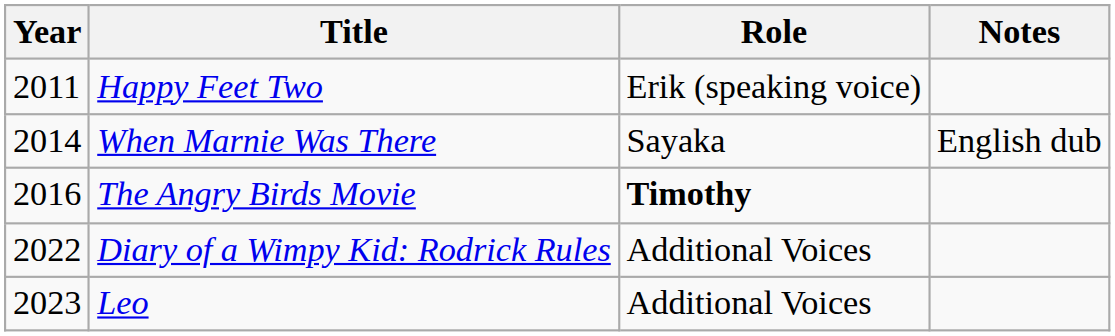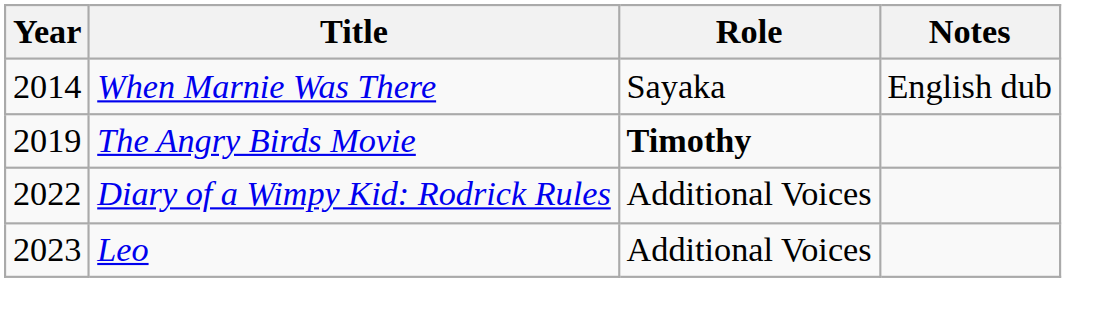- row: (210, 85)
(47, 194) 2016 -> (47, 140) 2019
